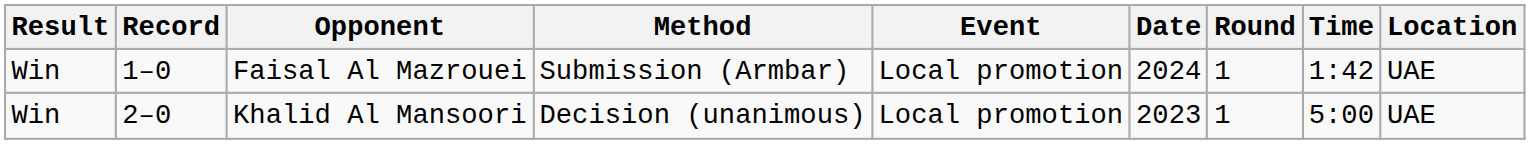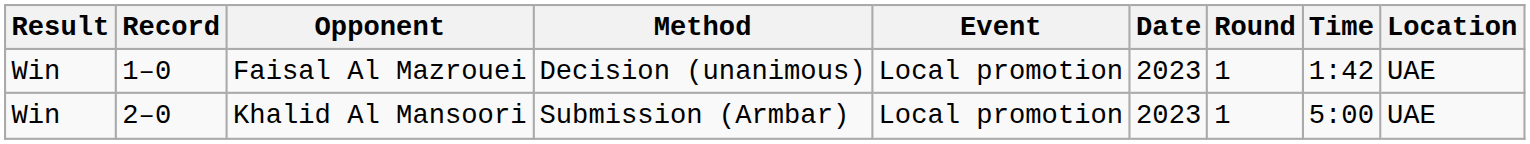(694, 71) Submission (Armbar) -> (703, 71) Decision (unanimous)
(1169, 71) 2024 -> (1169, 71) 2023
(703, 116) Decision (unanimous) -> (694, 116) Submission (Armbar)
